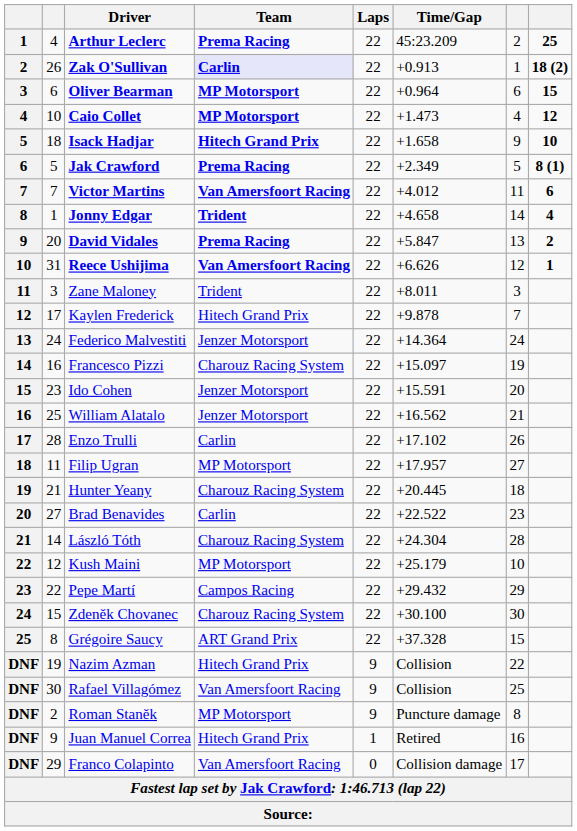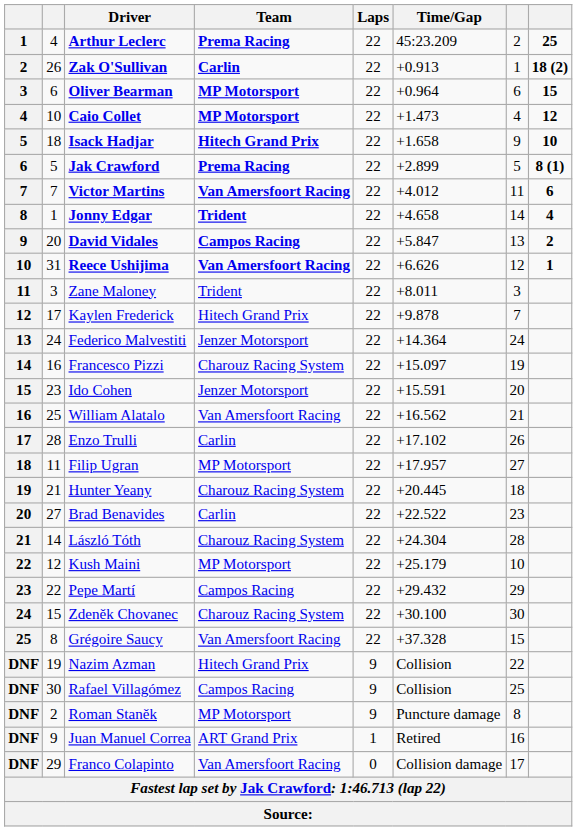(219, 66) lavender background -> (219, 66) no background
(417, 165) +2.349 -> (417, 165) +2.899
(244, 240) Prema Racing -> (249, 240) Campos Racing
(253, 415) Jenzer Motorsport -> (269, 415) Van Amersfoort Racing
(248, 639) ART Grand Prix -> (269, 639) Van Amersfoort Racing
(269, 688) Van Amersfoort Racing -> (246, 688) Campos Racing
(253, 738) Hitech Grand Prix -> (248, 738) ART Grand Prix
